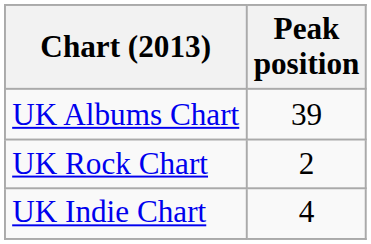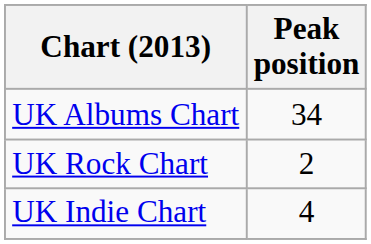(307, 113) 39 -> (307, 113) 34
